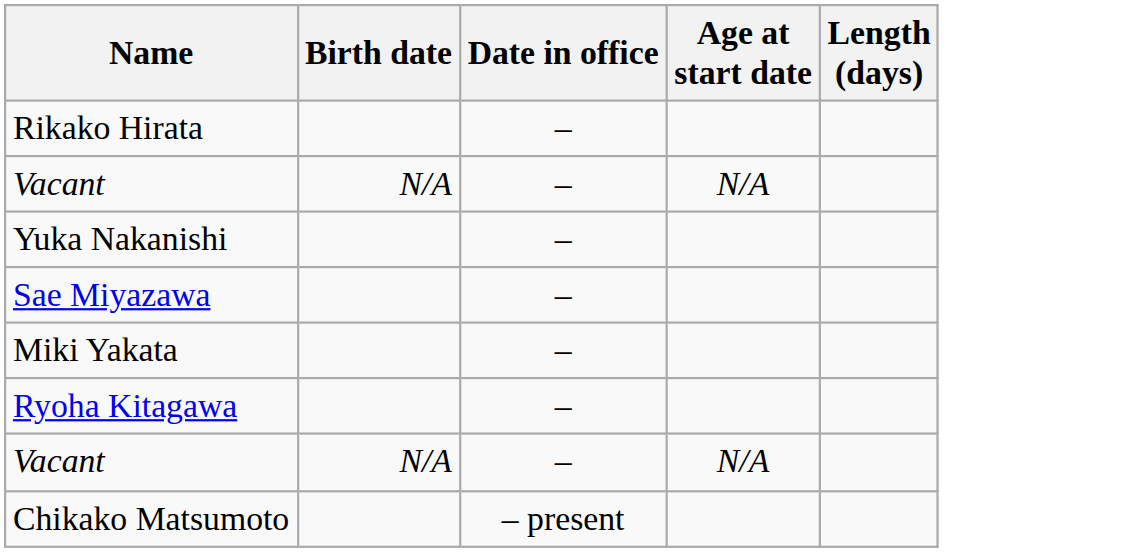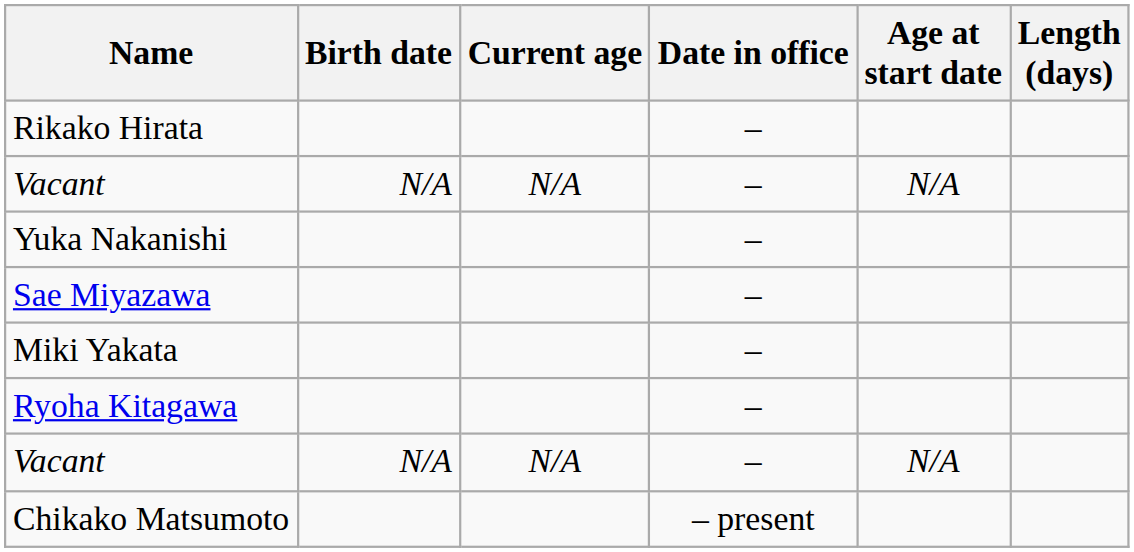+ column: (555, 52)
